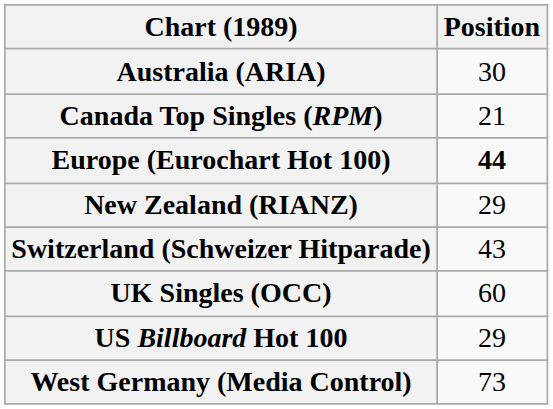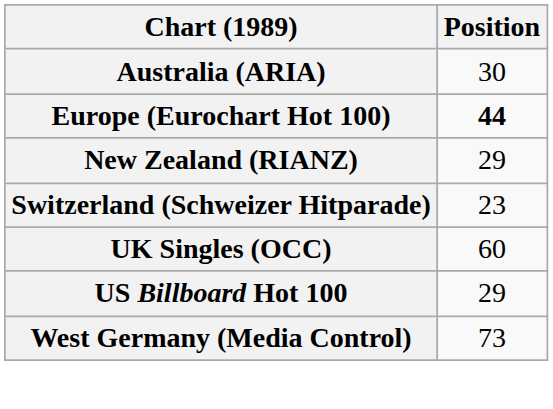- row: (221, 115)
(492, 248) 43 -> (492, 204) 23
